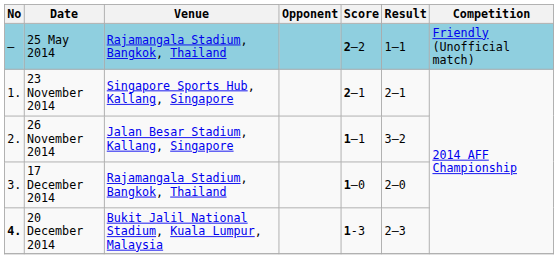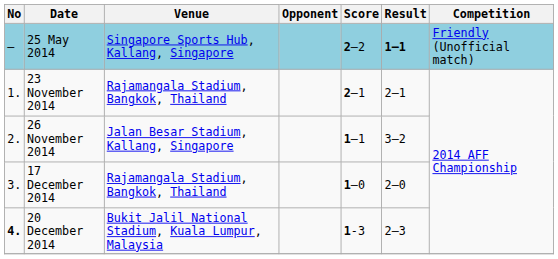(177, 47) Rajamangala Stadium, Bangkok, Thailand -> (181, 47) Singapore Sports Hub, Kallang, Singapore
(395, 47) normal -> (395, 47) bold
(181, 93) Singapore Sports Hub, Kallang, Singapore -> (177, 93) Rajamangala Stadium, Bangkok, Thailand
